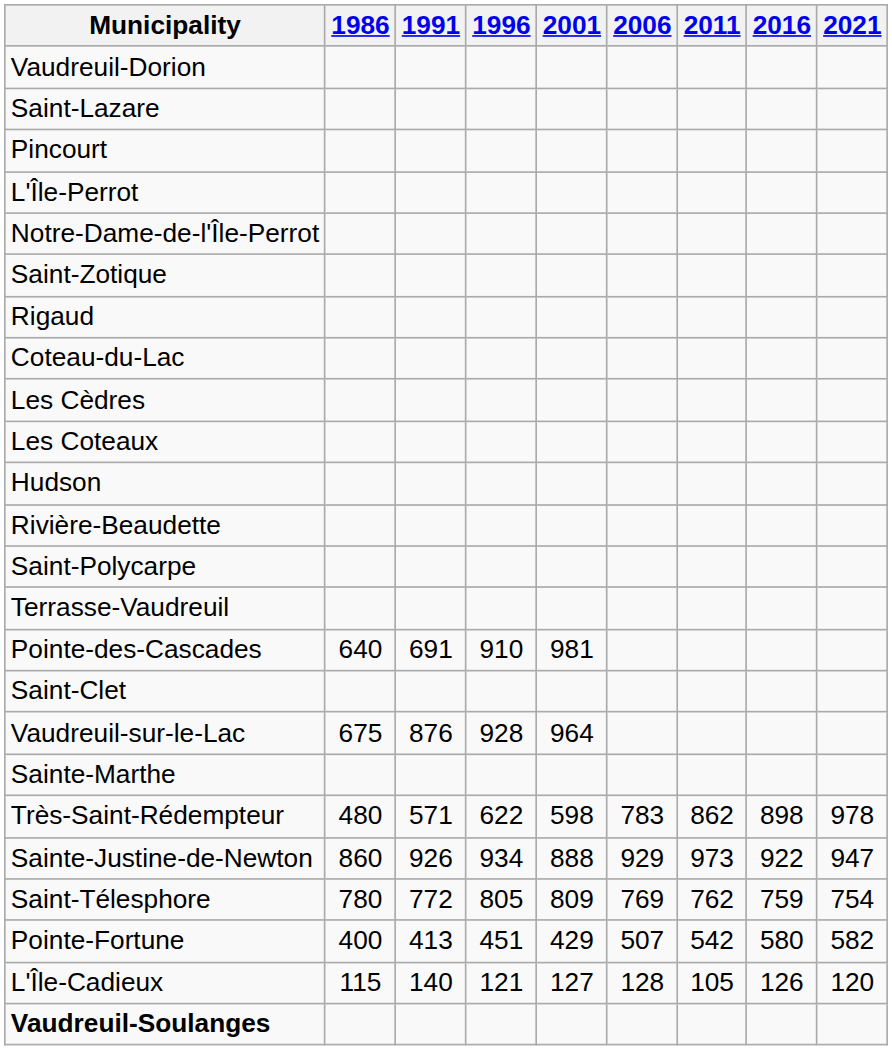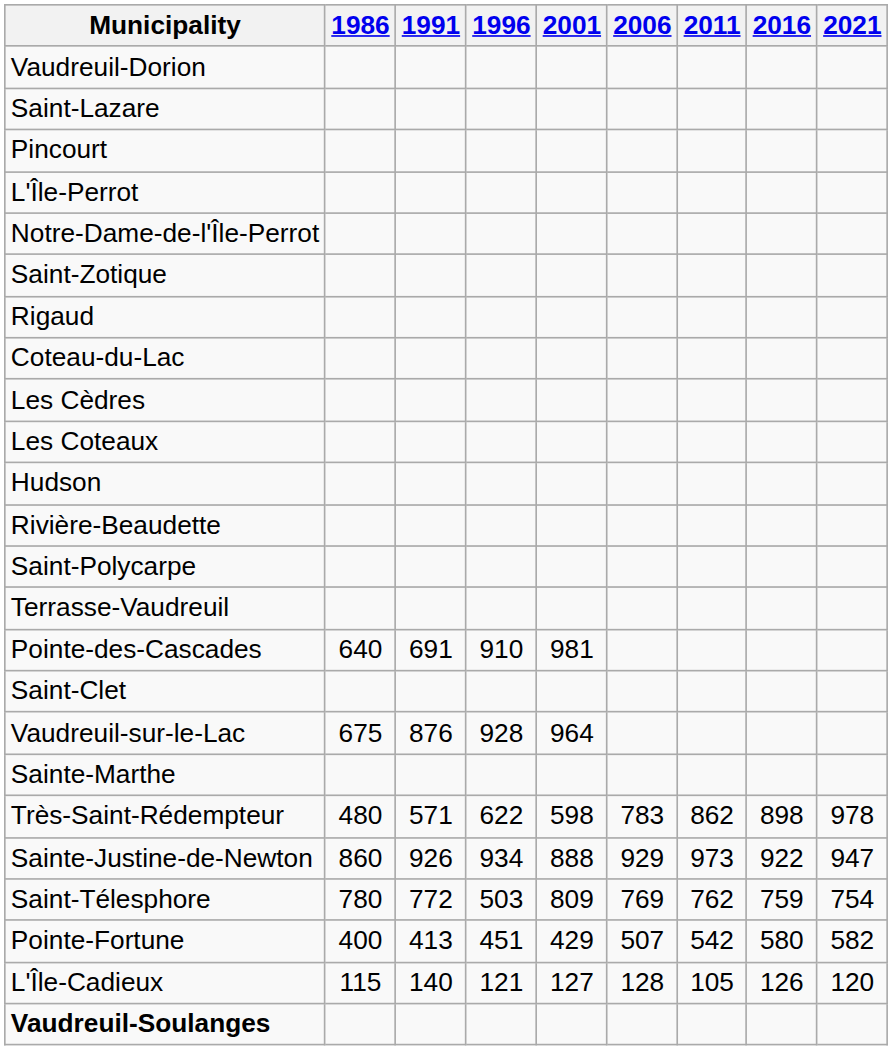(501, 899) 805 -> (501, 899) 503
